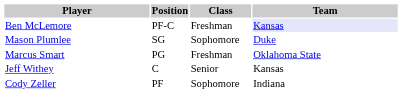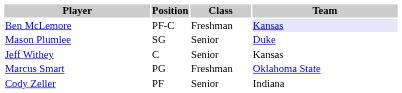(215, 40) Sophomore -> (205, 40) Senior
rows swapped: (35, 54) <-> (29, 69)
(215, 83) Sophomore -> (205, 83) Senior
